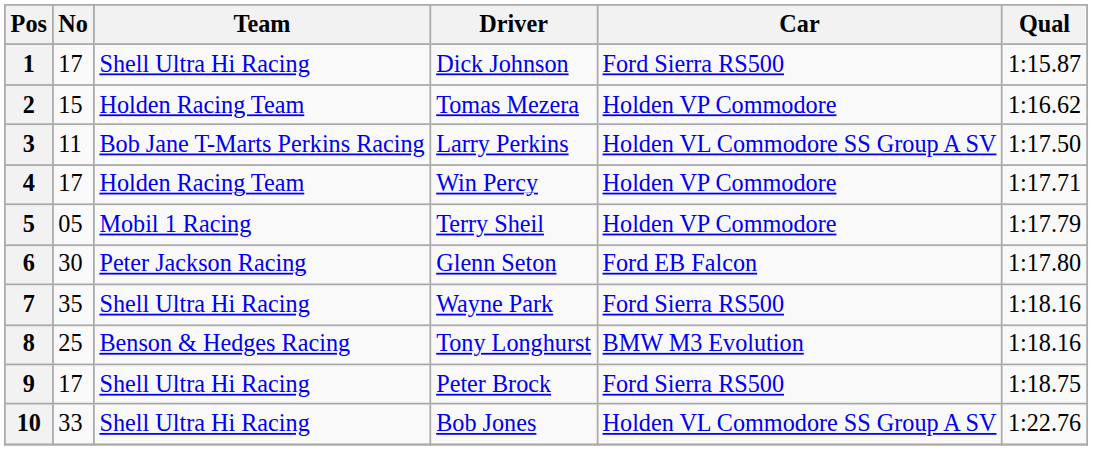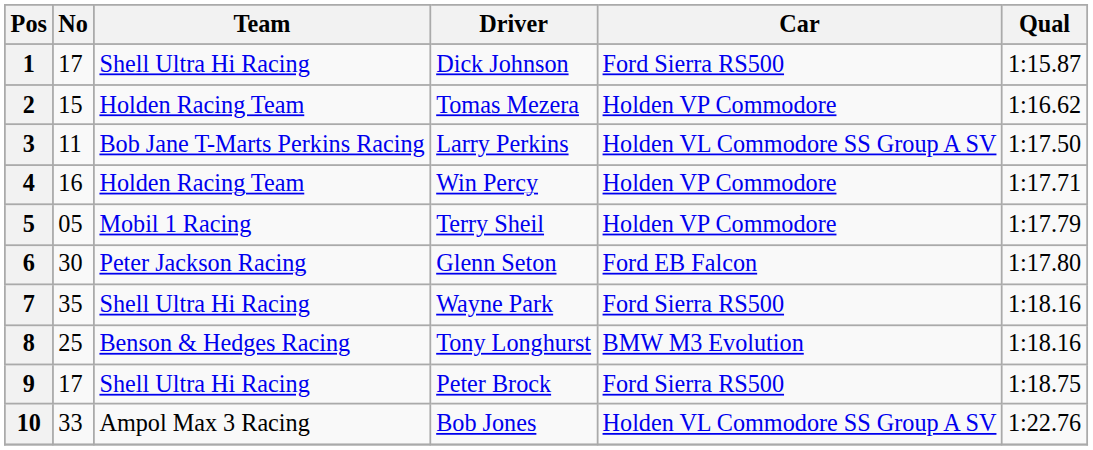(70, 183) 17 -> (70, 183) 16
(205, 423) Shell Ultra Hi Racing -> (205, 423) Ampol Max 3 Racing
